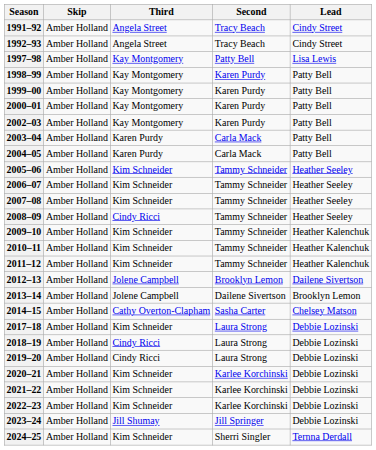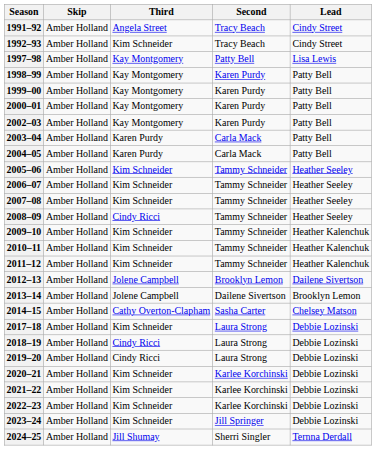(140, 43) Angela Street -> (142, 43) Kim Schneider
(136, 421) Jill Shumay -> (142, 421) Kim Schneider
(142, 437) Kim Schneider -> (136, 437) Jill Shumay
